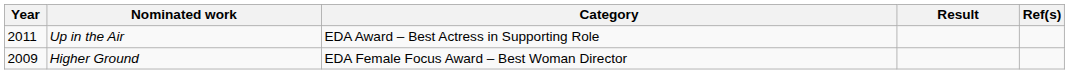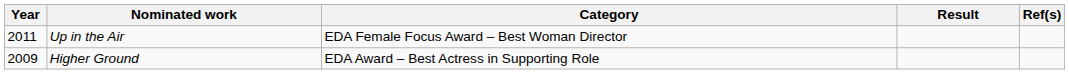(462, 36) EDA Award – Best Actress in Supporting Role -> (476, 36) EDA Female Focus Award – Best Woman Director
(476, 58) EDA Female Focus Award – Best Woman Director -> (462, 58) EDA Award – Best Actress in Supporting Role
